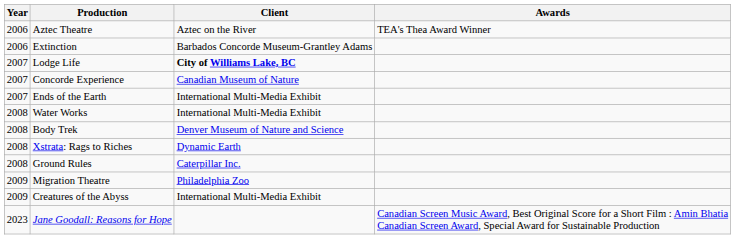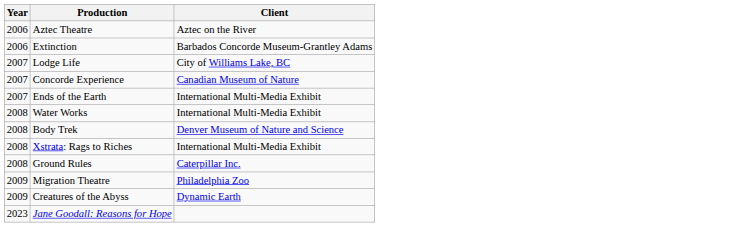- column: (553, 12)
(236, 63) bold -> (233, 63) normal
(209, 146) Dynamic Earth -> (249, 146) International Multi-Media Exhibit
(249, 197) International Multi-Media Exhibit -> (209, 197) Dynamic Earth
